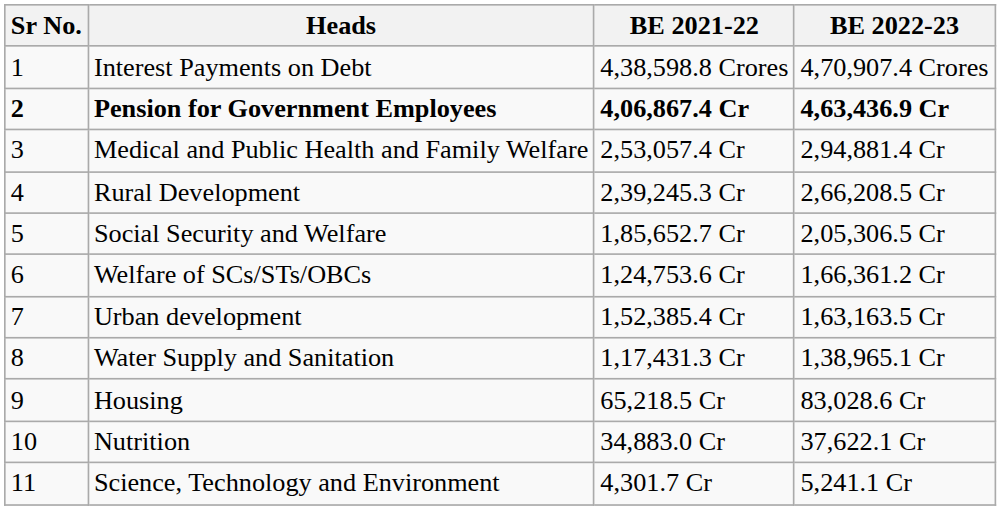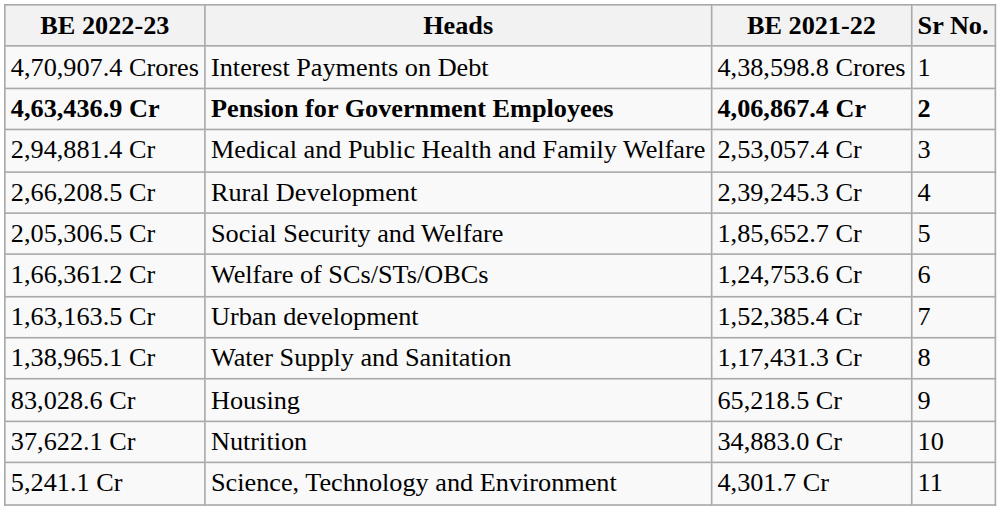columns swapped: (46, 25) <-> (895, 25)
